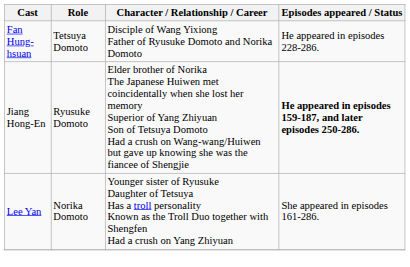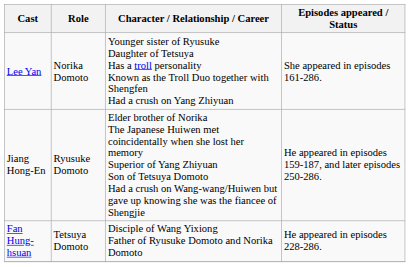rows swapped: (20, 41) <-> (24, 211)
(336, 117) bold -> (342, 165) normal
